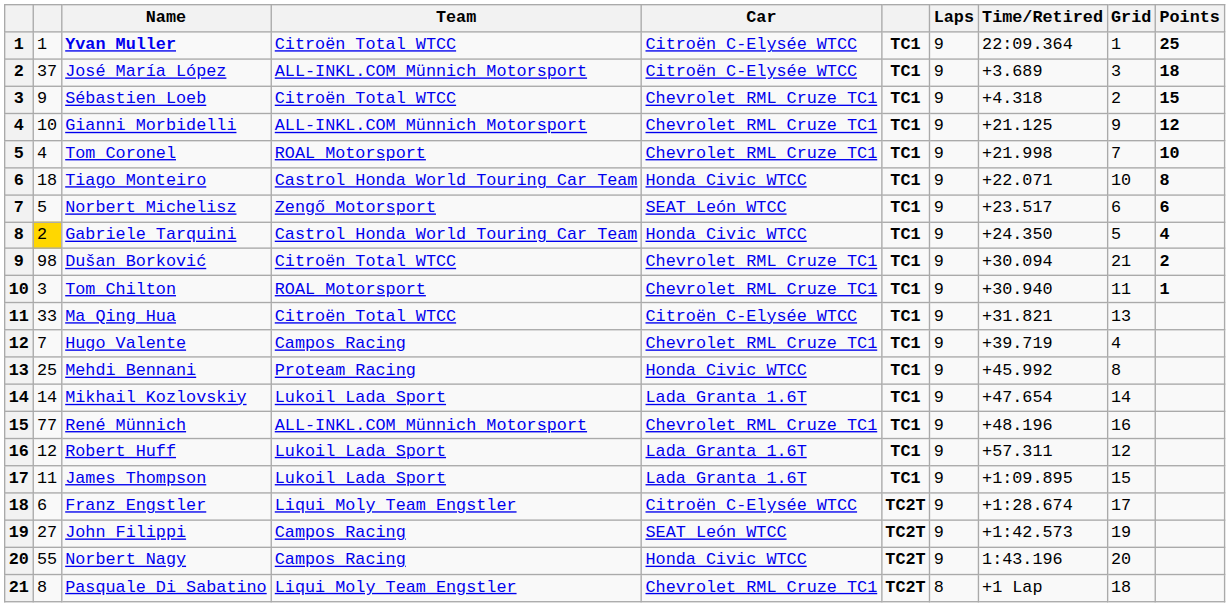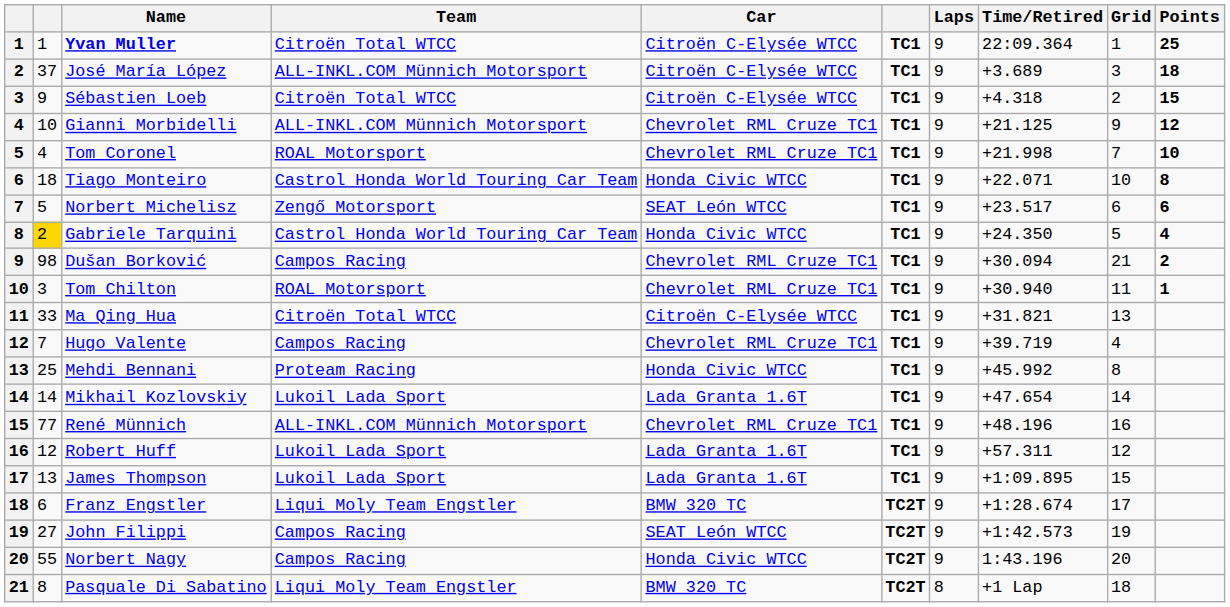(761, 100) Chevrolet RML Cruze TC1 -> (751, 100) Citroën C-Elysée WTCC
(365, 263) Citroën Total WTCC -> (340, 263) Campos Racing
(47, 480) 11 -> (47, 480) 13
(751, 507) Citroën C-Elysée WTCC -> (696, 507) BMW 320 TC
(761, 588) Chevrolet RML Cruze TC1 -> (696, 588) BMW 320 TC
